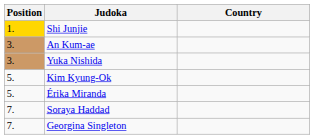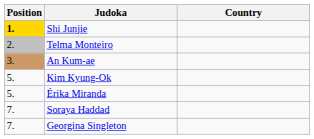(11, 28) normal -> (11, 28) bold
+ row: (80, 45)
- row: (74, 61)
